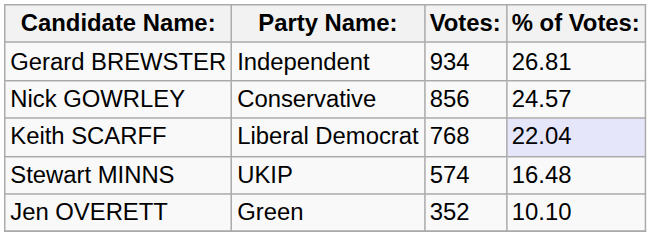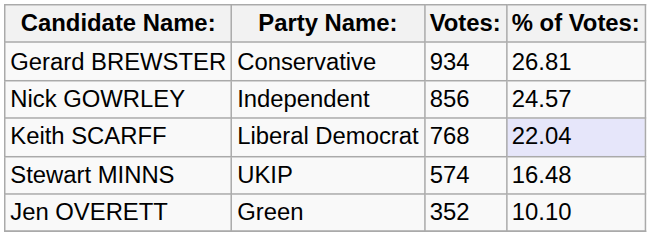(303, 61) Independent -> (307, 61) Conservative
(307, 99) Conservative -> (303, 99) Independent
